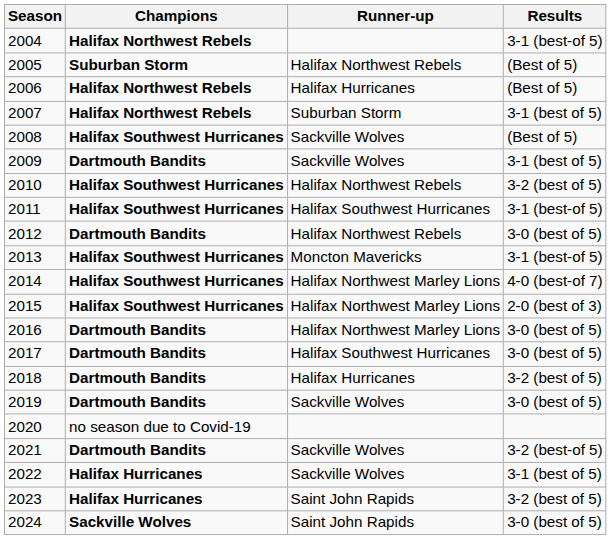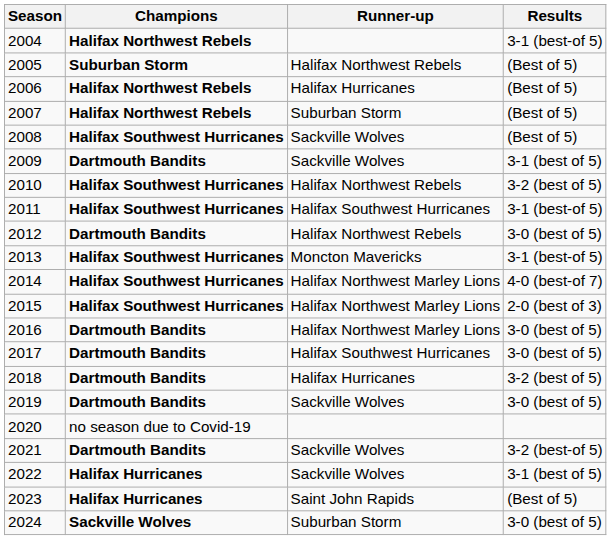(554, 112) 3-1 (best of 5) -> (542, 112) (Best of 5)
(554, 498) 3-2 (best of 5) -> (542, 498) (Best of 5)
(352, 522) Saint John Rapids -> (346, 522) Suburban Storm
